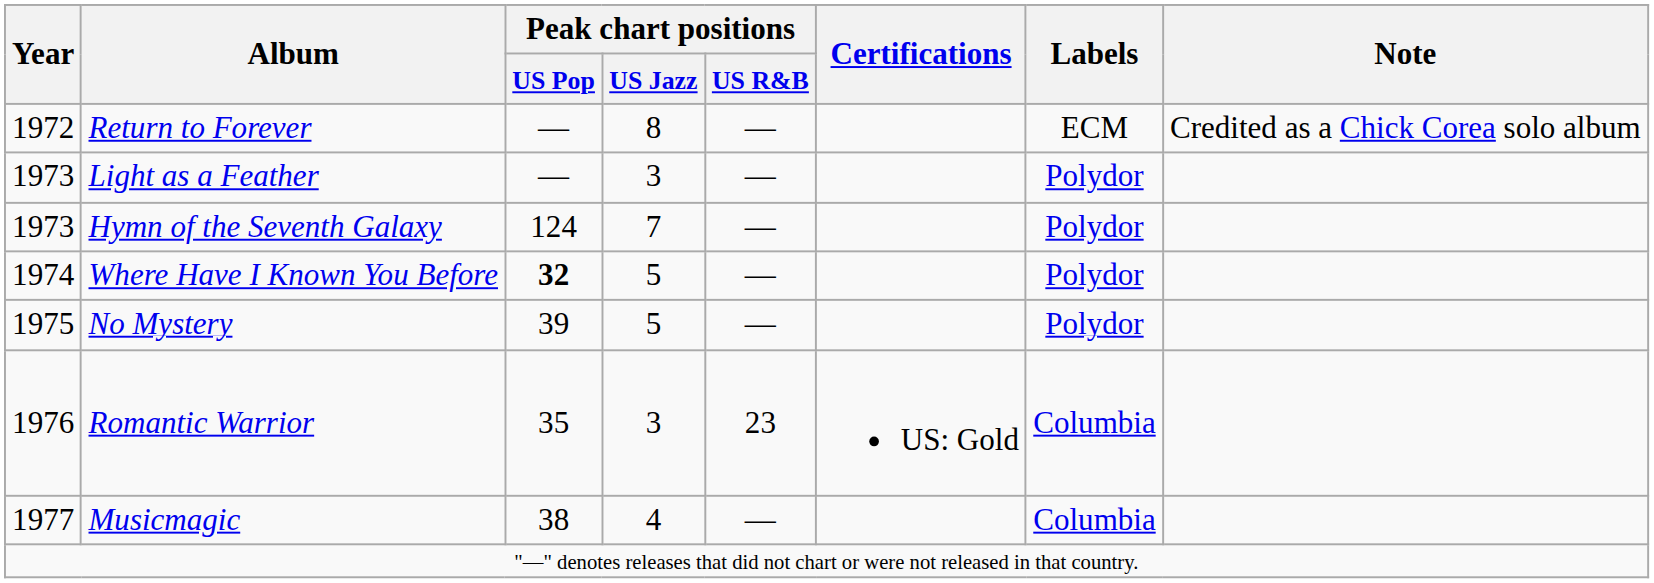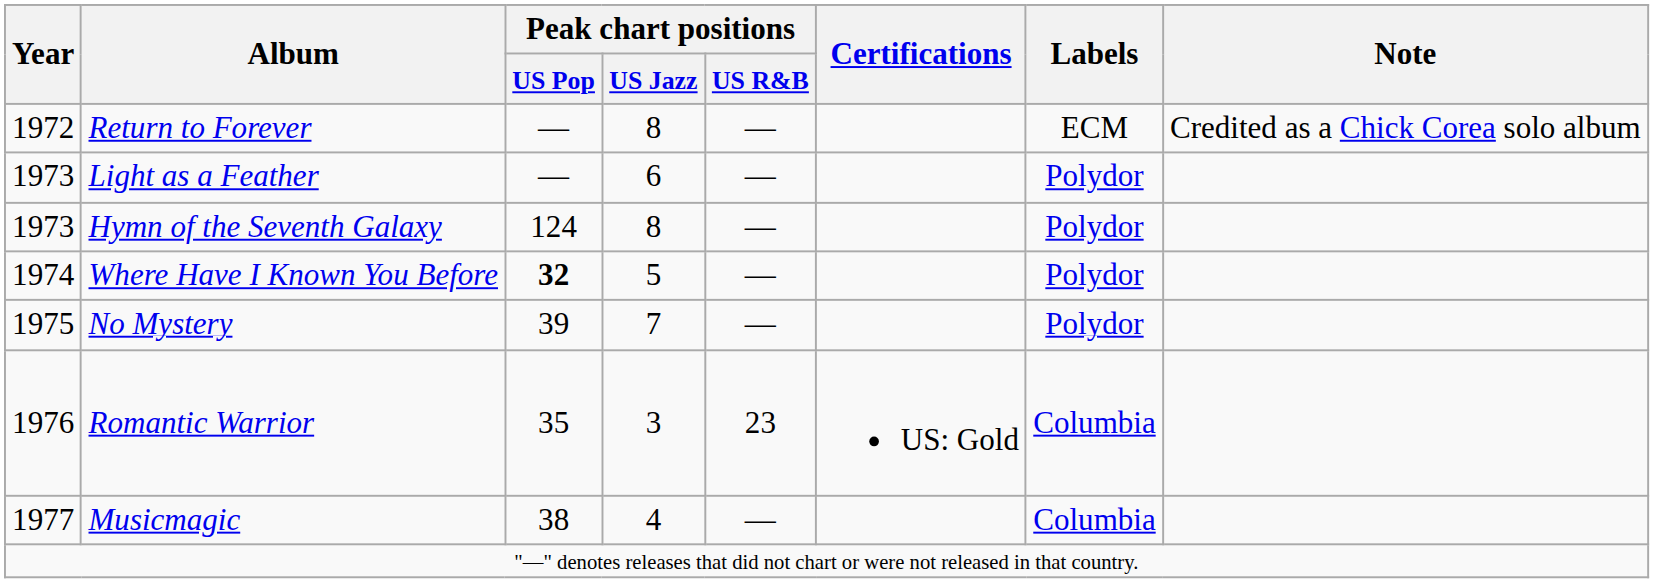(653, 176) 3 -> (653, 176) 6
(653, 226) 7 -> (653, 226) 8
(653, 324) 5 -> (653, 324) 7
